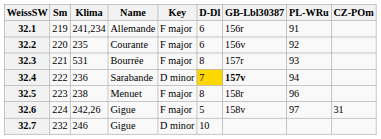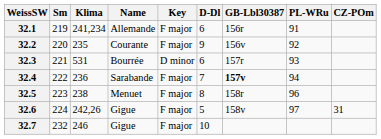(202, 45) 6 -> (202, 45) 9
(176, 61) F major -> (177, 61) D minor
(202, 61) 8 -> (202, 61) 6
(177, 77) D minor -> (176, 77) F major
(202, 77) gold background -> (202, 77) no background
(177, 126) D minor -> (176, 126) F major
